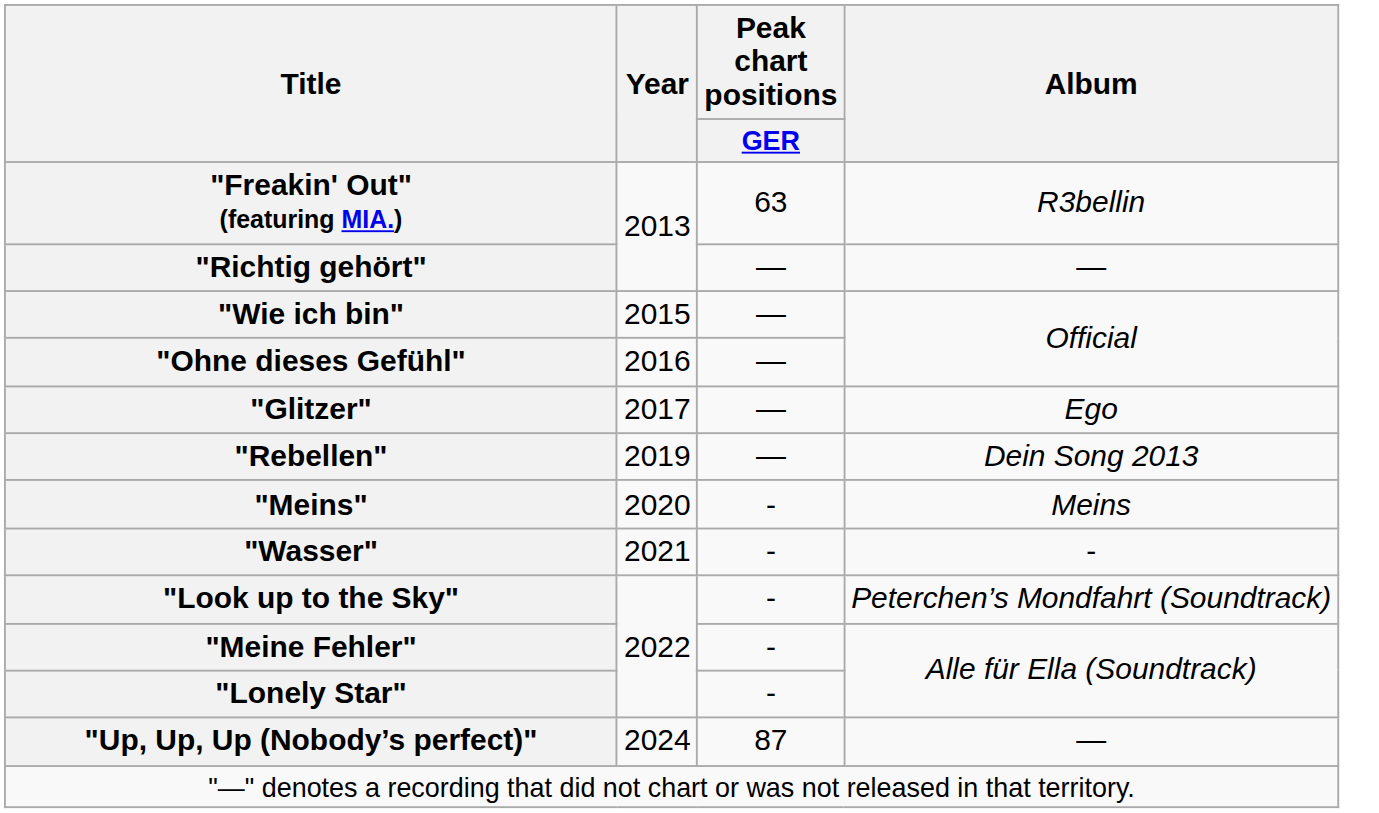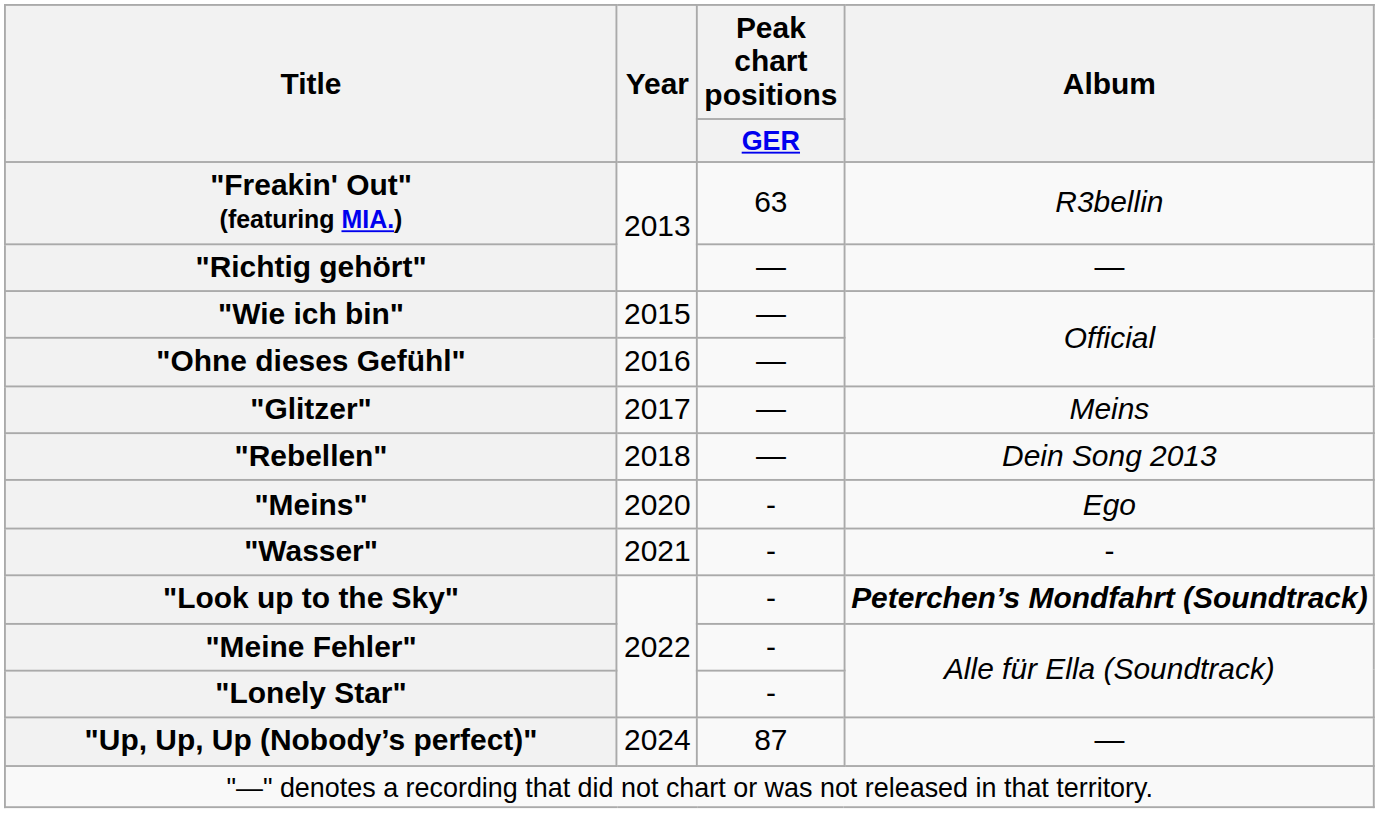(1091, 409) Ego -> (1109, 409) Meins
(657, 456) 2019 -> (657, 456) 2018
(1091, 503) Meins -> (1109, 503) Ego
(1091, 598) normal -> (1109, 598) bold
